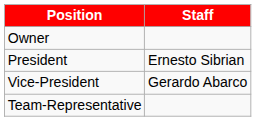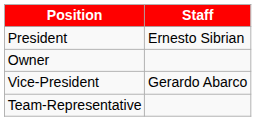rows swapped: (28, 37) <-> (37, 60)
